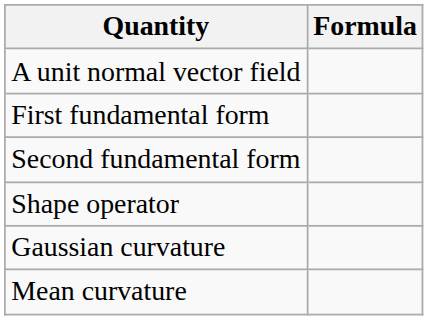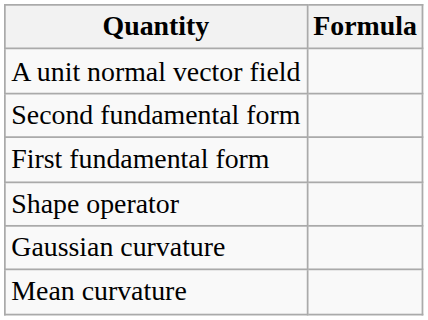rows swapped: (140, 114) <-> (156, 159)
